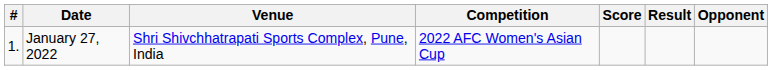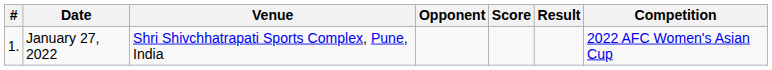columns swapped: (731, 15) <-> (507, 15)
